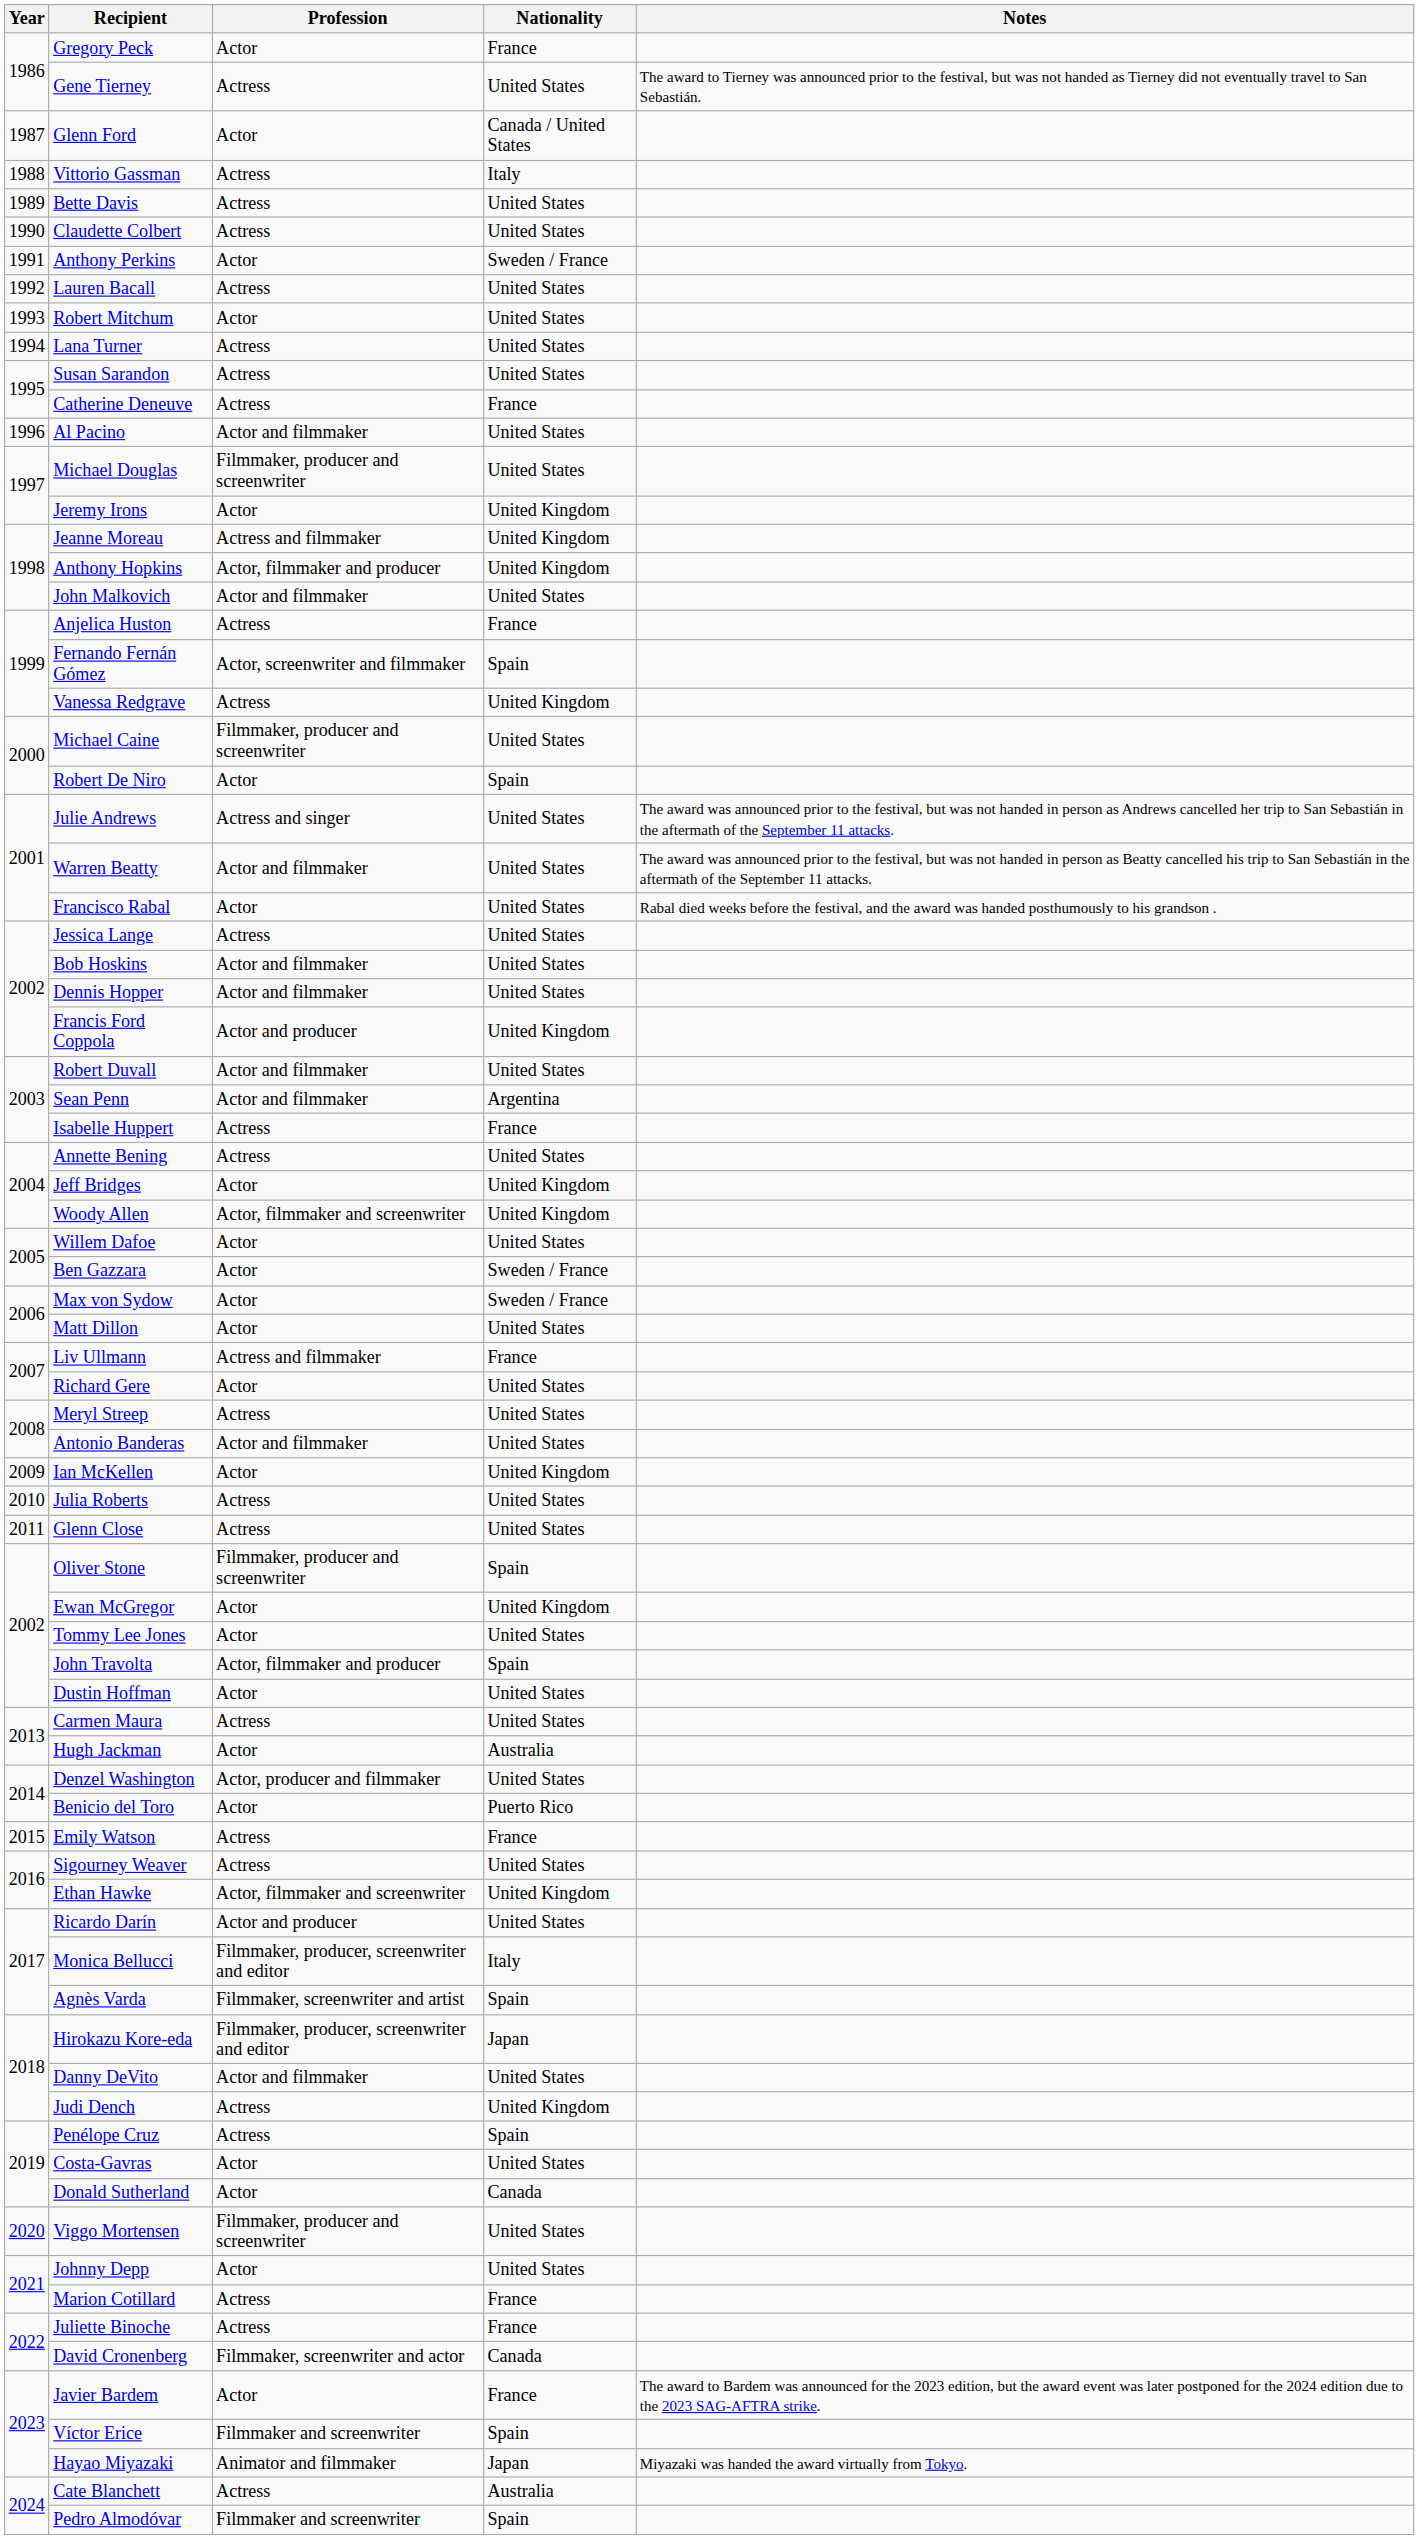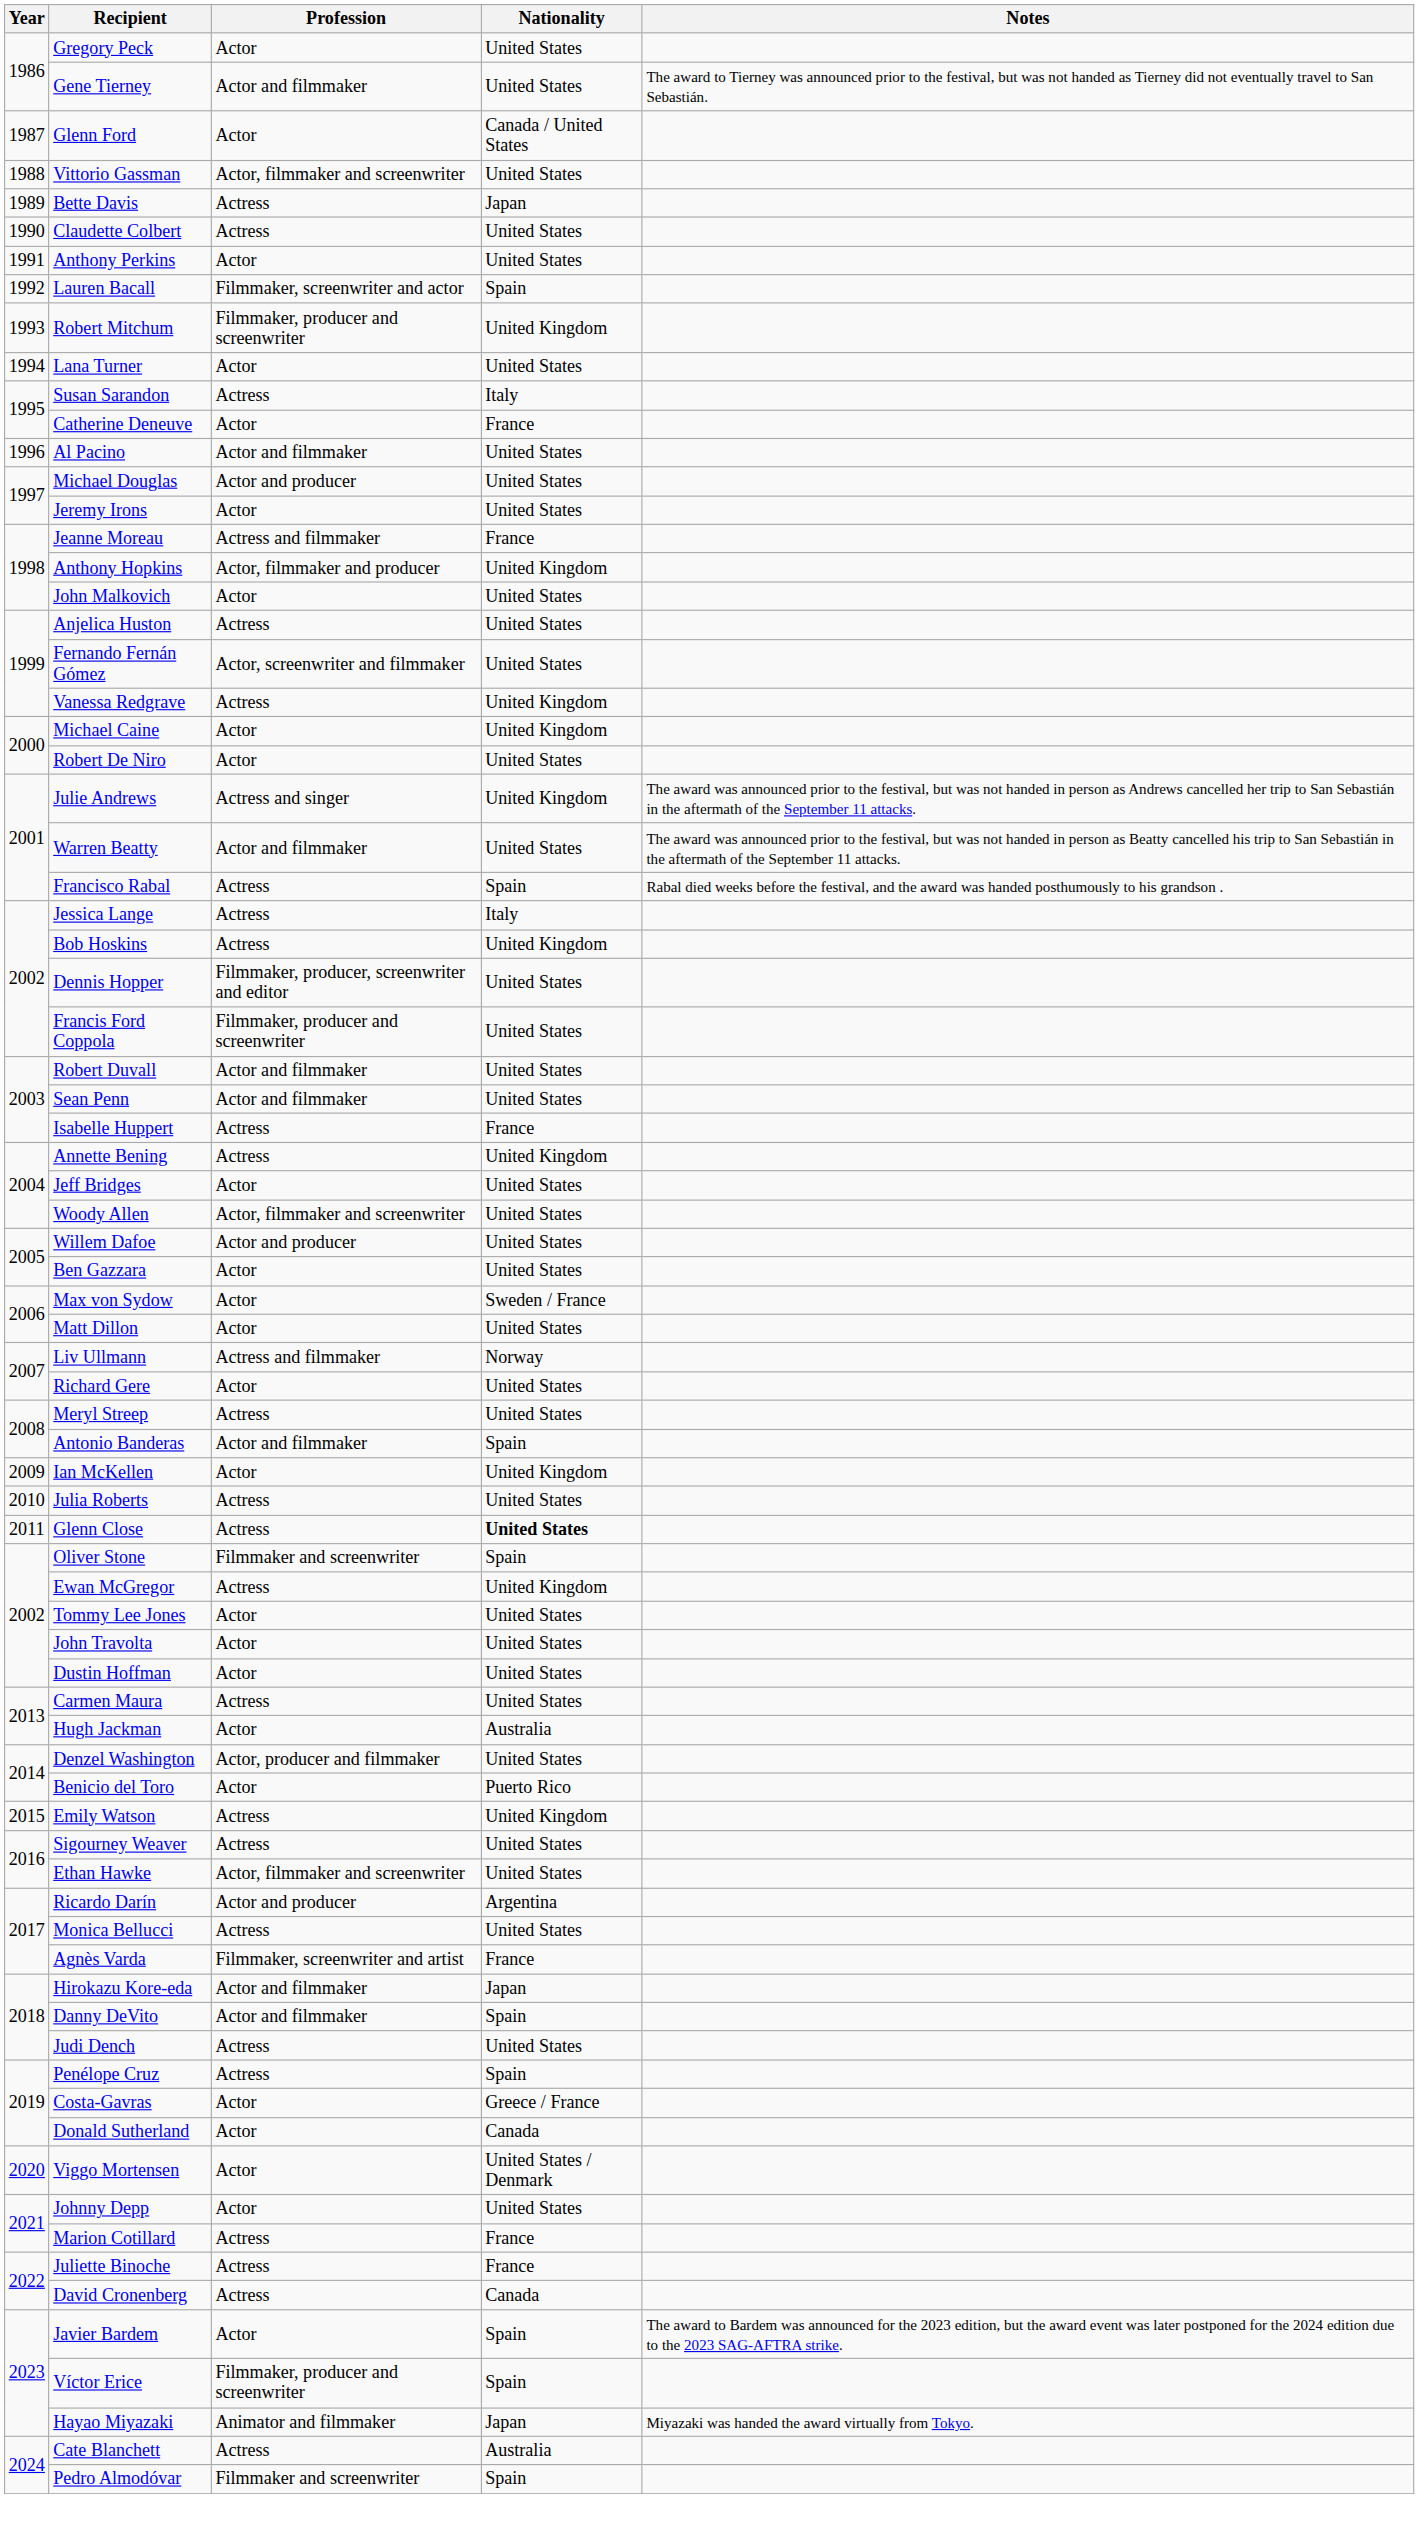(512, 47) France -> (534, 47) United States
(243, 86) Actress -> (291, 86) Actor and filmmaker
(243, 174) Actress -> (340, 174) Actor, filmmaker and screenwriter
(504, 174) Italy -> (534, 174) United States
(536, 202) United States -> (506, 202) Japan
(548, 260) Sweden / France -> (534, 260) United States
(243, 288) Actress -> (340, 288) Filmmaker, screenwriter and actor
(536, 288) United States -> (506, 288) Spain
(237, 317) Actor -> (307, 327) Filmmaker, producer and screenwriter
(536, 317) United States -> (546, 327) United Kingdom
(243, 346) Actress -> (236, 366) Actor
(536, 374) United States -> (502, 395) Italy
(243, 403) Actress -> (236, 423) Actor
(307, 471) Filmmaker, producer and screenwriter -> (286, 481) Actor and producer
(549, 509) United Kingdom -> (534, 509) United States
(549, 538) United Kingdom -> (510, 538) France
(292, 595) Actor and filmmaker -> (236, 595) Actor
(512, 624) France -> (534, 624) United States
(508, 663) Spain -> (534, 663) United States
(307, 741) Filmmaker, producer and screenwriter -> (236, 731) Actor
(536, 741) United States -> (546, 731) United Kingdom
(508, 780) Spain -> (534, 759) United States
(536, 818) United States -> (546, 798) United Kingdom
(237, 906) Actor -> (243, 886) Actress
(536, 906) United States -> (506, 886) Spain
(536, 935) United States -> (502, 915) Italy
(292, 964) Actor and filmmaker -> (243, 943) Actress
(536, 964) United States -> (546, 943) United Kingdom
(292, 992) Actor and filmmaker -> (340, 982) Filmmaker, producer, screenwriter and editor
(286, 1031) Actor and producer -> (307, 1031) Filmmaker, producer and screenwriter
(549, 1031) United Kingdom -> (534, 1031) United States
(523, 1099) Argentina -> (534, 1099) United States
(536, 1156) United States -> (546, 1156) United Kingdom
(549, 1185) United Kingdom -> (534, 1185) United States
(549, 1213) United Kingdom -> (534, 1213) United States
(237, 1242) Actor -> (286, 1242) Actor and producer
(548, 1271) Sweden / France -> (534, 1271) United States
(512, 1357) France -> (514, 1357) Norway
(536, 1443) United States -> (506, 1443) Spain
(536, 1529) normal -> (537, 1529) bold
(307, 1568) Filmmaker, producer and screenwriter -> (317, 1557) Filmmaker and screenwriter
(237, 1606) Actor -> (243, 1586) Actress
(328, 1664) Actor, filmmaker and producer -> (236, 1643) Actor
(508, 1664) Spain -> (534, 1643) United States
(512, 1836) France -> (546, 1815) United Kingdom
(549, 1893) United Kingdom -> (534, 1873) United States
(536, 1922) United States -> (521, 1901) Argentina
(341, 1961) Filmmaker, producer, screenwriter and editor -> (243, 1930) Actress
(504, 1961) Italy -> (534, 1930) United States
(508, 2000) Spain -> (510, 1959) France
(341, 2038) Filmmaker, producer, screenwriter and editor -> (291, 1988) Actor and filmmaker
(536, 2077) United States -> (506, 2016) Spain
(549, 2106) United Kingdom -> (534, 2045) United States
(536, 2163) United States -> (542, 2102) Greece / France
(307, 2231) Filmmaker, producer and screenwriter -> (236, 2170) Actor
(536, 2231) United States -> (538, 2170) United States / Denmark
(340, 2356) Filmmaker, screenwriter and actor -> (243, 2295) Actress
(512, 2394) France -> (506, 2333) Spain
(318, 2433) Filmmaker and screenwriter -> (307, 2382) Filmmaker, producer and screenwriter
